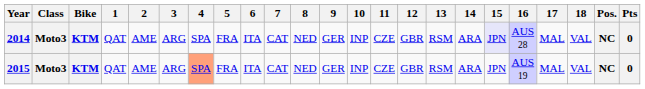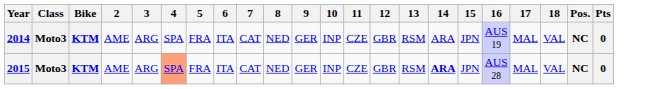- column: (115, 13)
(497, 37) lavender background -> (470, 37) no background
(523, 37) AUS 28 -> (496, 37) AUS 19
(470, 68) normal -> (443, 68) bold
(523, 68) AUS 19 -> (496, 68) AUS 28
